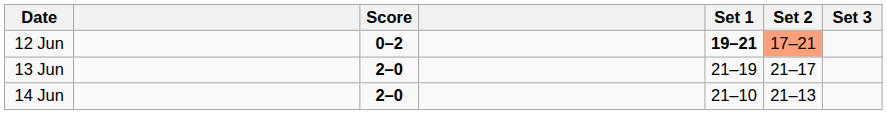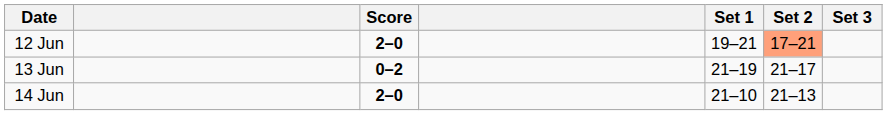(389, 43) 0–2 -> (389, 43) 2–0
(734, 43) bold -> (734, 43) normal
(389, 69) 2–0 -> (389, 69) 0–2
